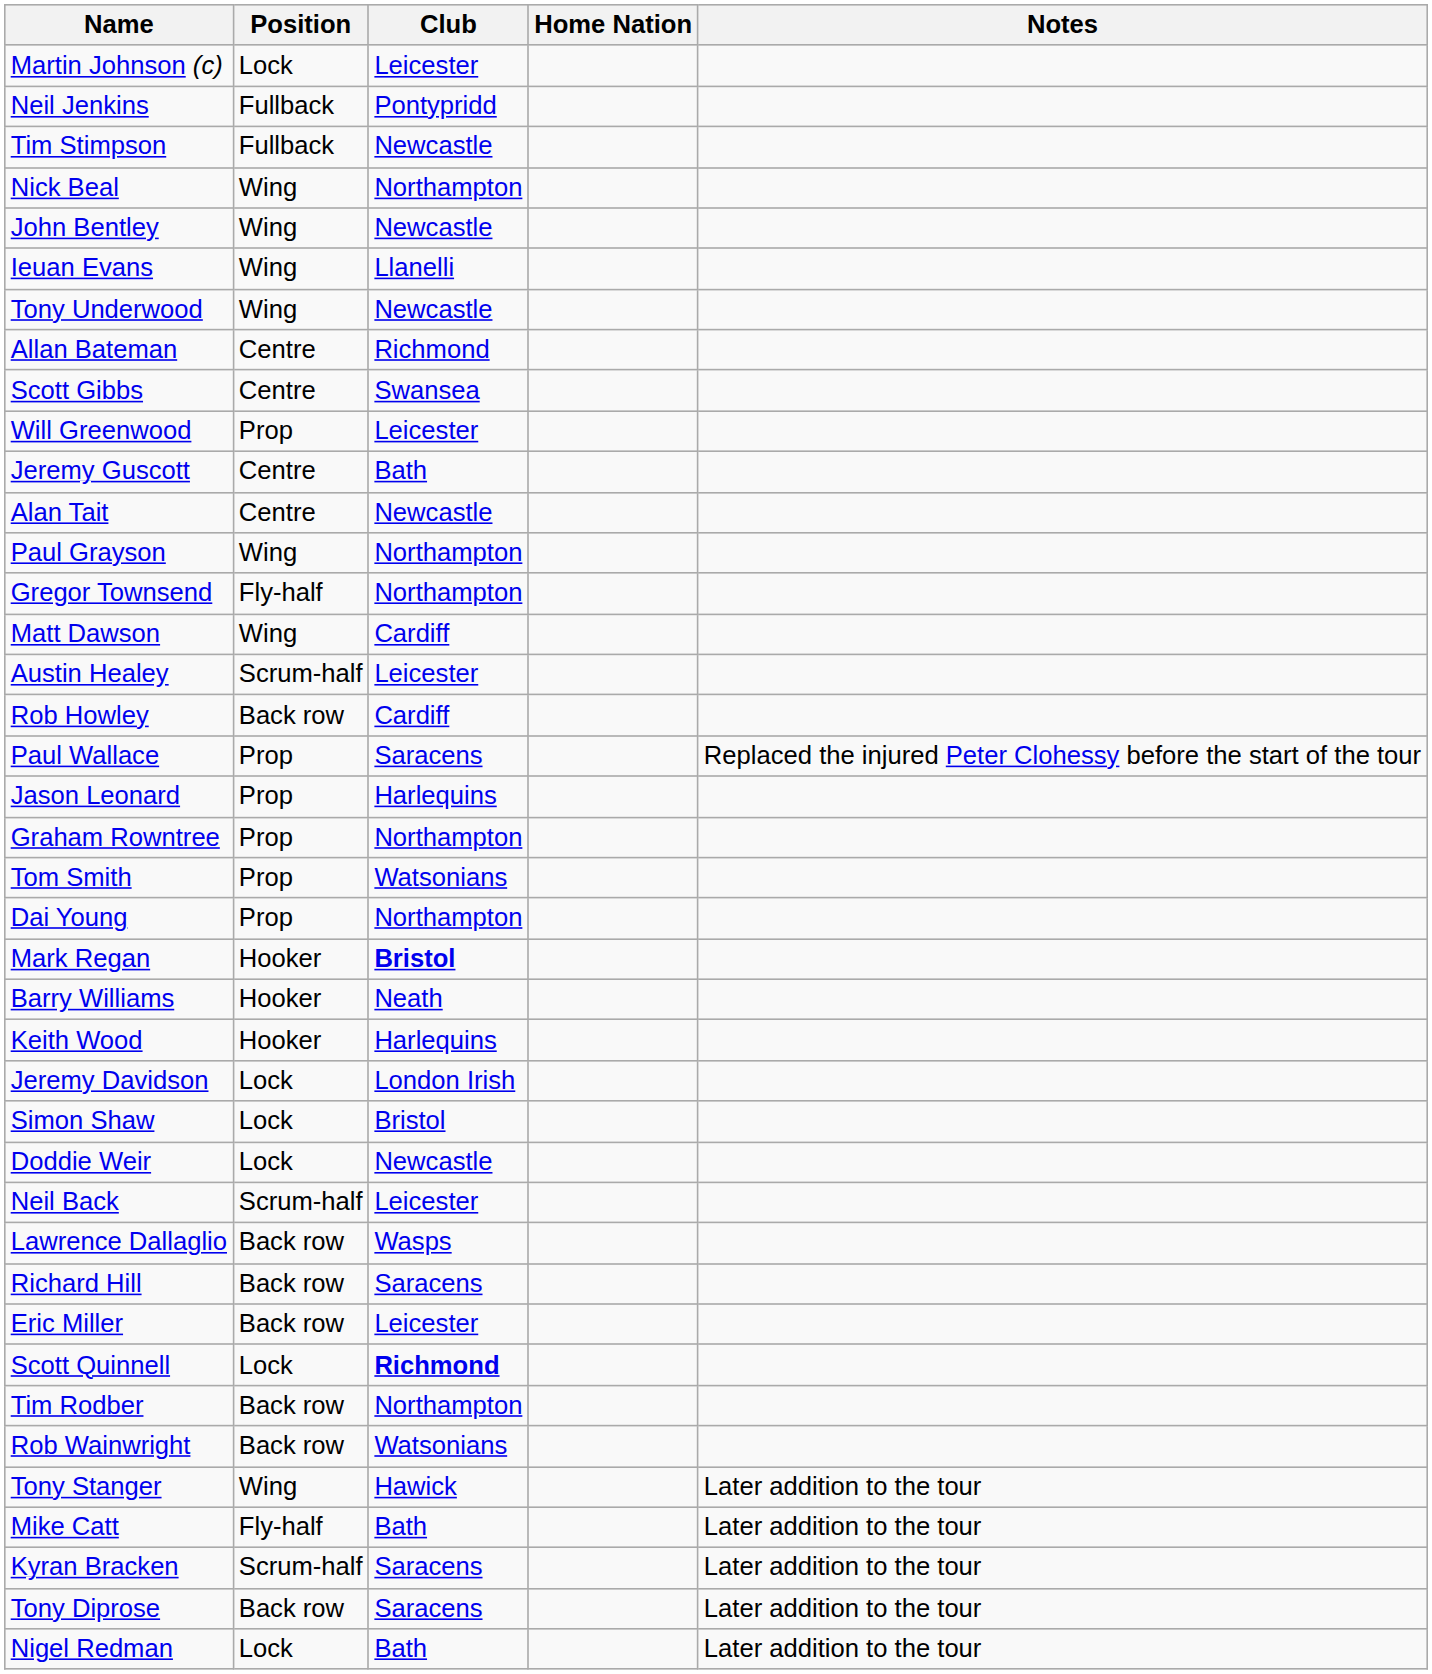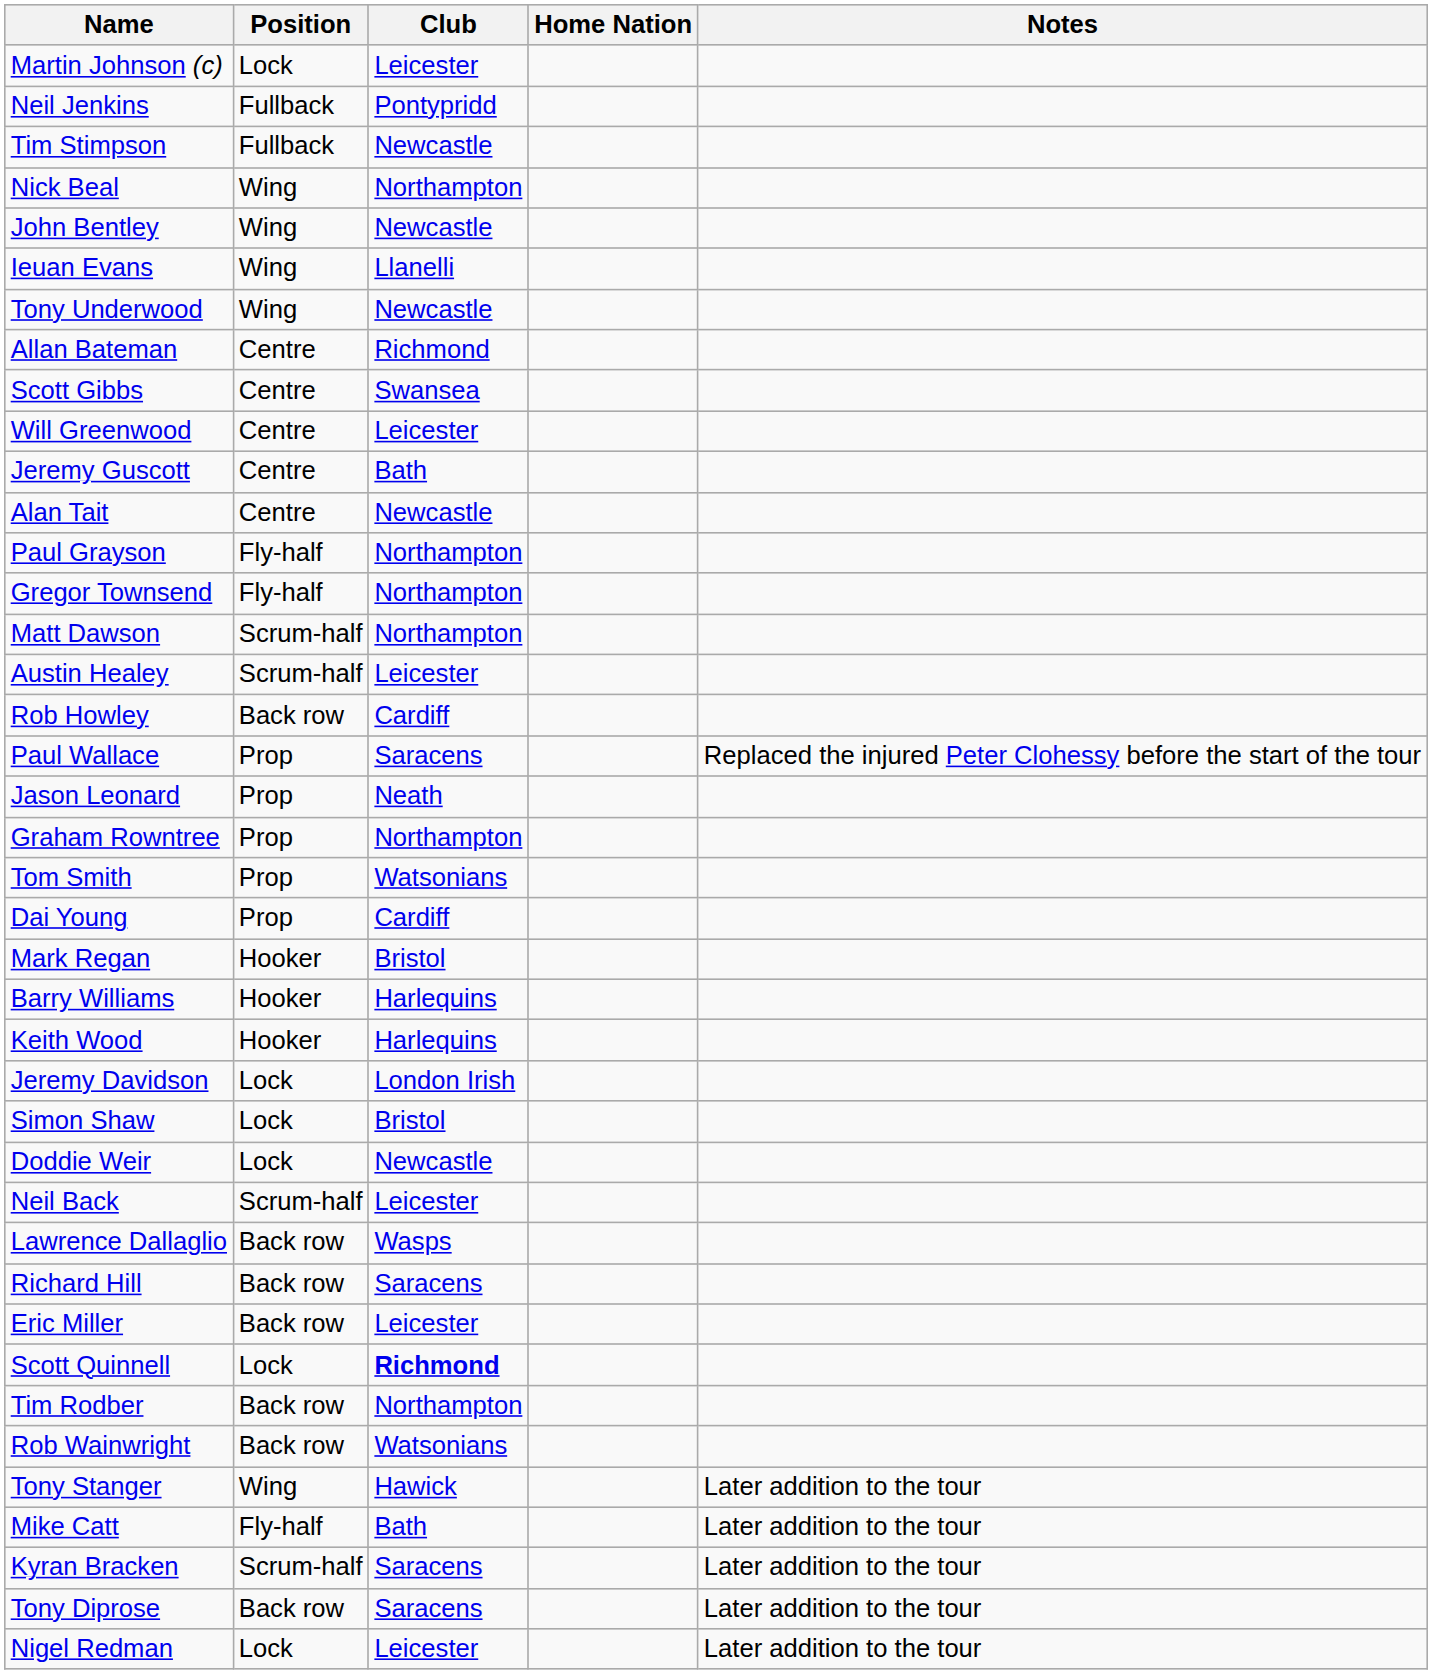(266, 430) Prop -> (277, 430) Centre
(268, 552) Wing -> (281, 552) Fly-half
(268, 633) Wing -> (301, 633) Scrum-half
(412, 633) Cardiff -> (448, 633) Northampton
(436, 796) Harlequins -> (409, 796) Neath
(448, 918) Northampton -> (412, 918) Cardiff
(415, 958) bold -> (410, 958) normal
(409, 999) Neath -> (436, 999) Harlequins
(401, 1648) Bath -> (426, 1648) Leicester
